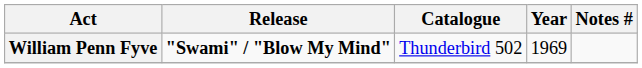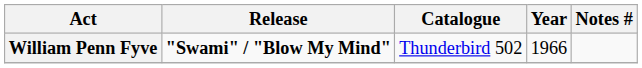(549, 47) 1969 -> (549, 47) 1966
